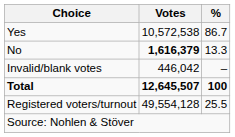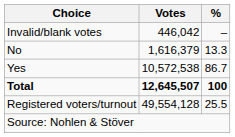rows swapped: (16, 31) <-> (54, 68)
(174, 50) bold -> (174, 50) normal
